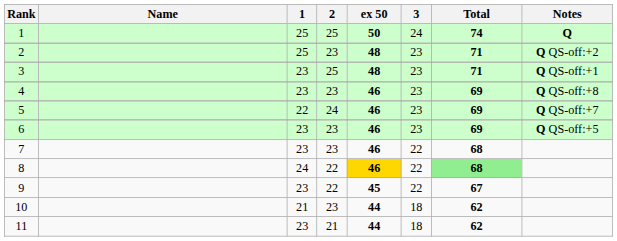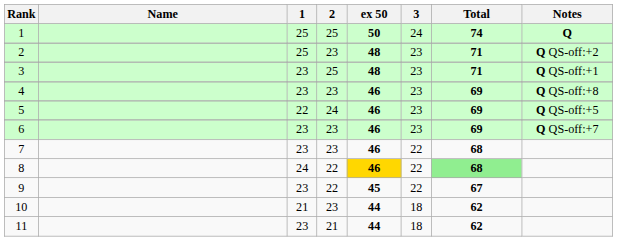(567, 110) Q QS-off:+7 -> (567, 110) Q QS-off:+5
(567, 129) Q QS-off:+5 -> (567, 129) Q QS-off:+7
